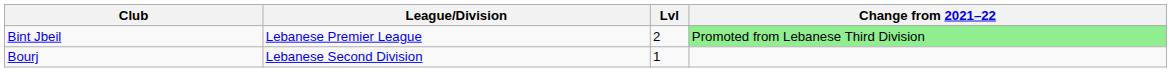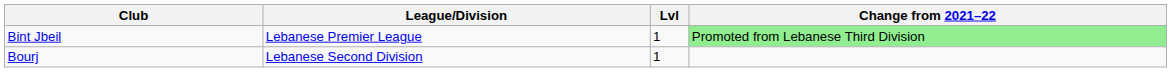(657, 36) 2 -> (657, 36) 1
